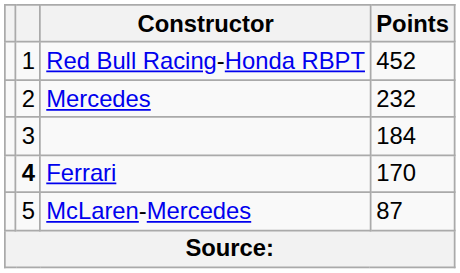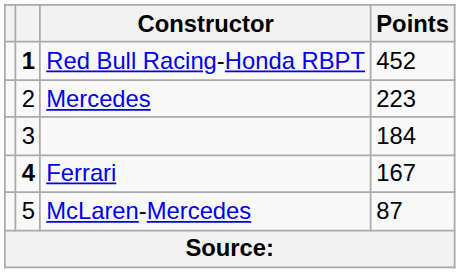(28, 61) normal -> (28, 61) bold
(396, 98) 232 -> (396, 98) 223
(396, 173) 170 -> (396, 173) 167
